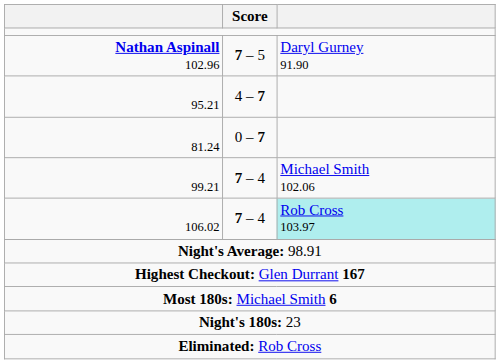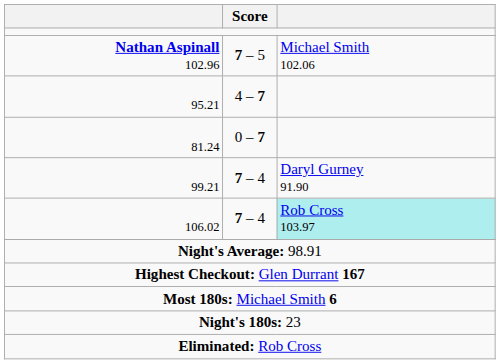(322, 55) Daryl Gurney 91.90 -> (325, 55) Michael Smith 102.06
(325, 177) Michael Smith 102.06 -> (322, 177) Daryl Gurney 91.90
